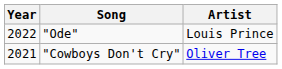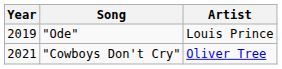(22, 34) 2022 -> (22, 34) 2019
